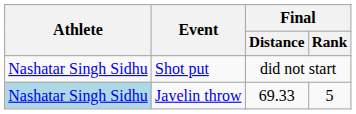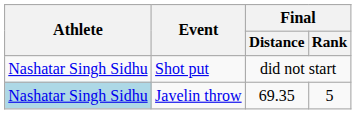(277, 95) 69.33 -> (277, 95) 69.35
